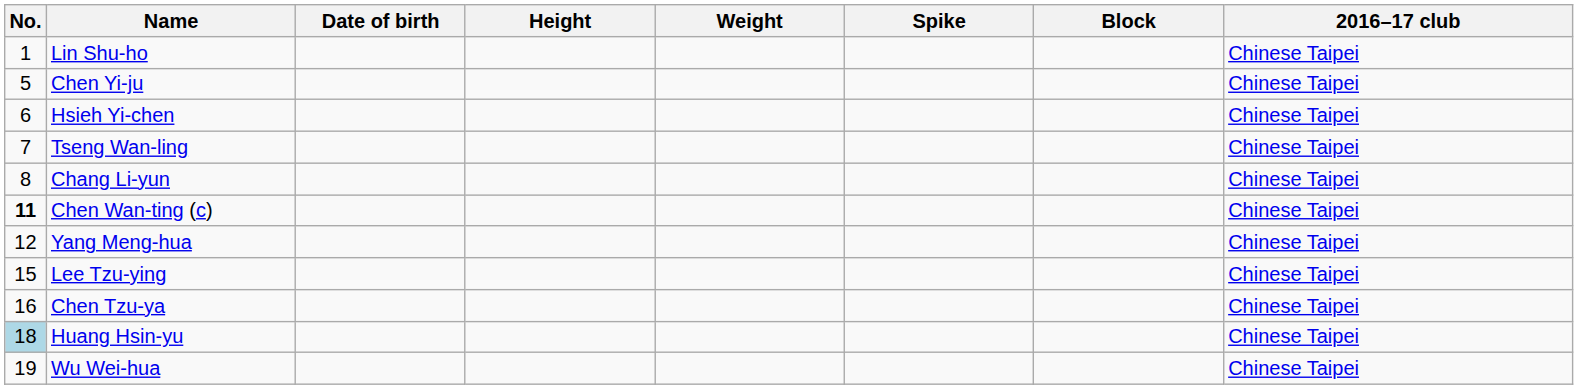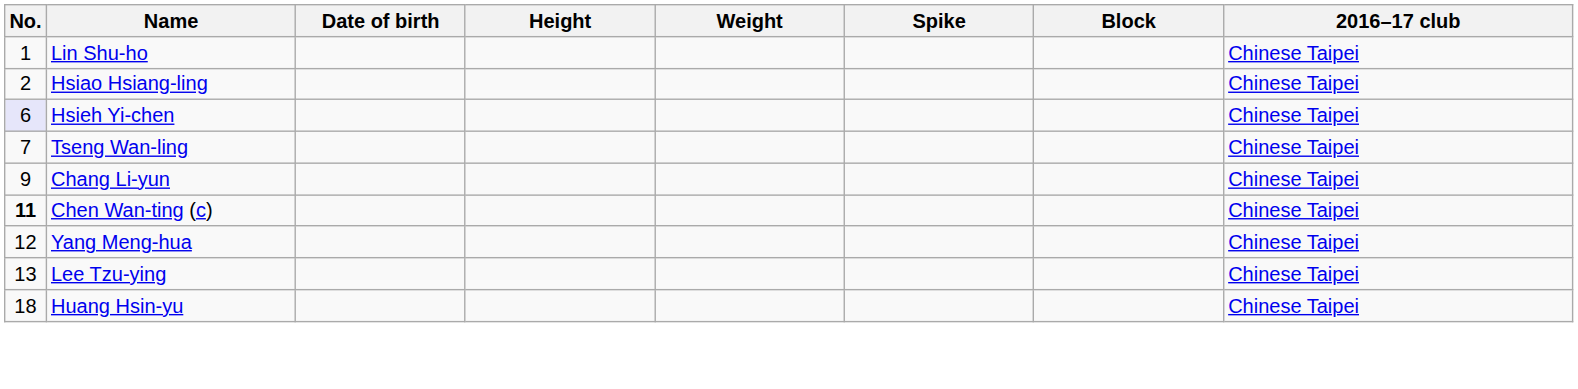+ row: (129, 84)
- row: (97, 84)
(25, 116) no background -> (25, 116) lavender background
(25, 179) 8 -> (25, 179) 9
(25, 274) 15 -> (25, 274) 13
- row: (108, 305)
(25, 337) lightblue background -> (25, 305) no background
- row: (106, 369)
